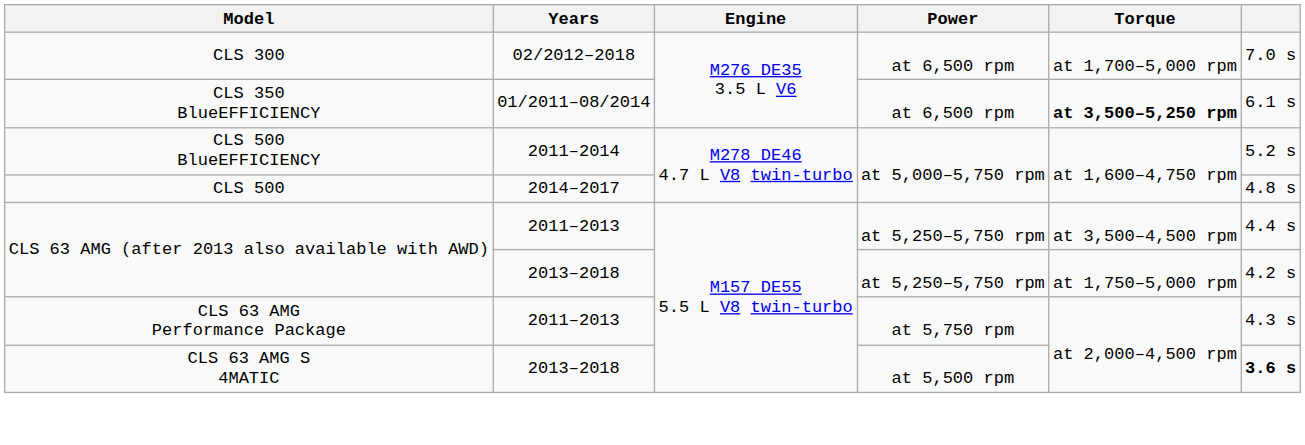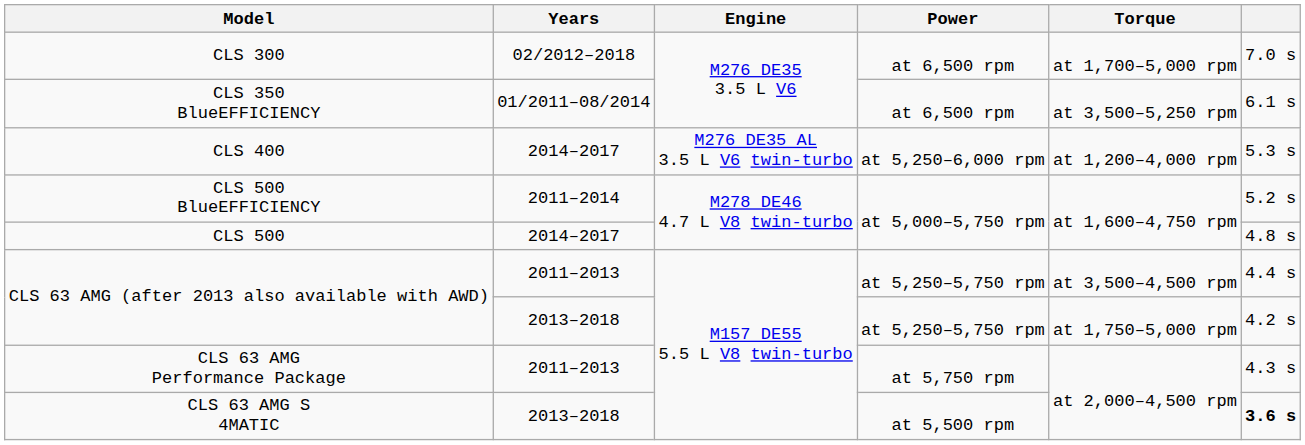(1145, 113) bold -> (1145, 113) normal
+ row: (249, 151)
